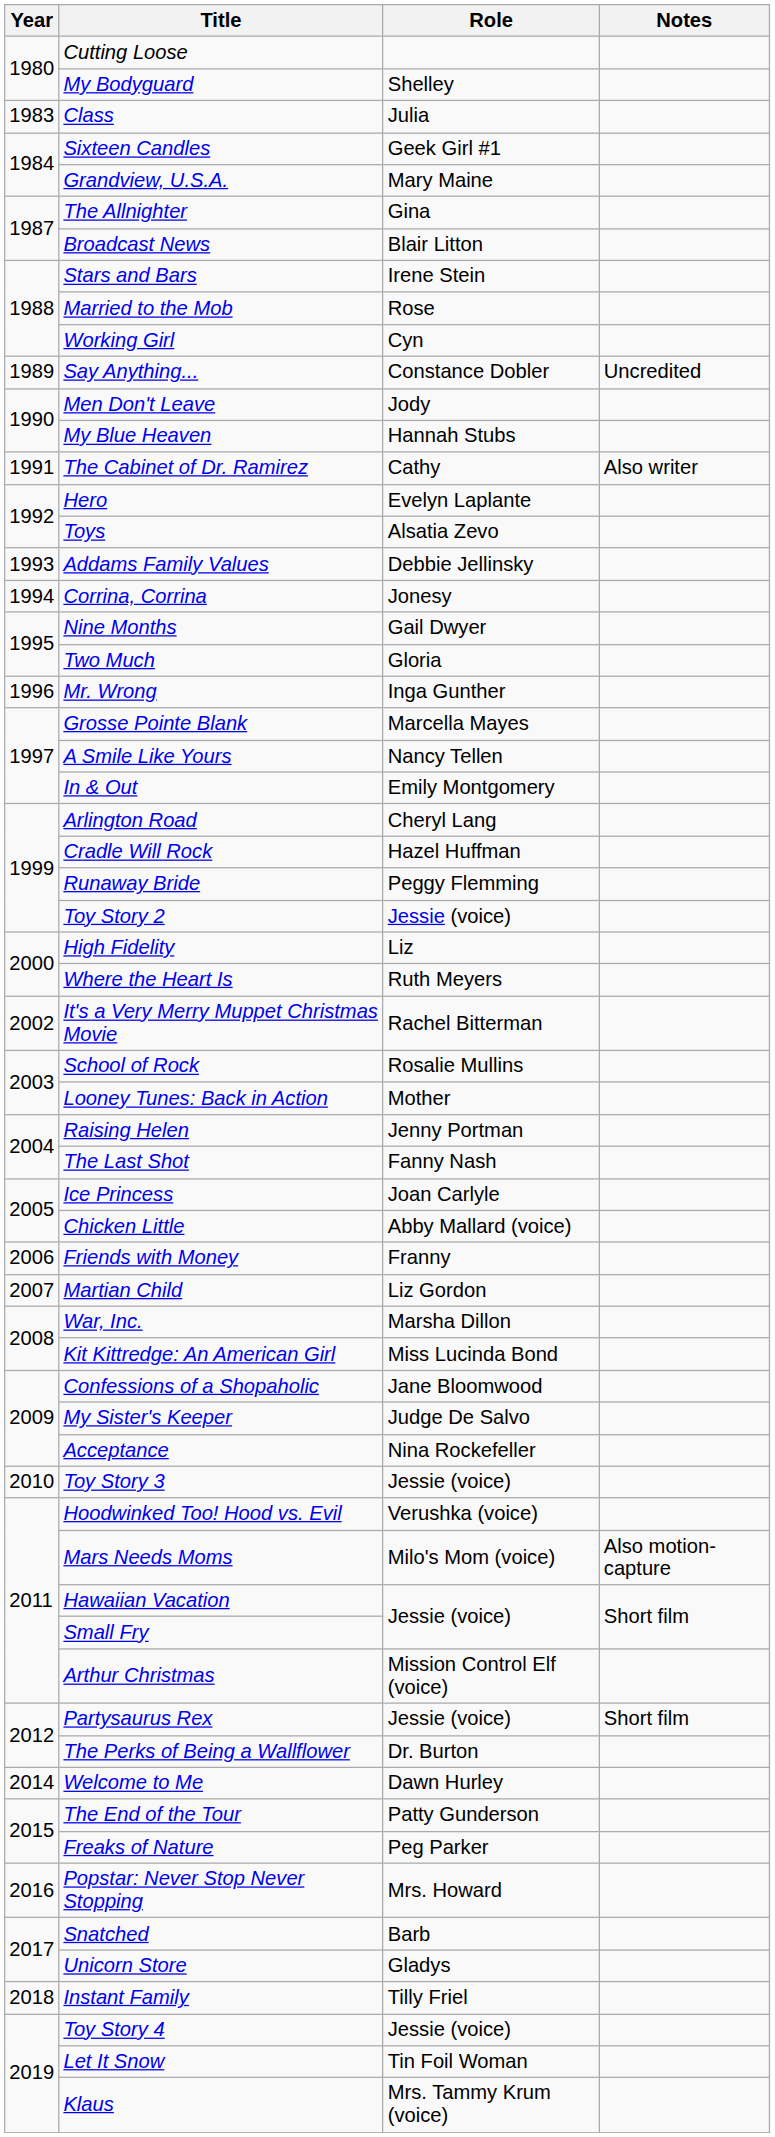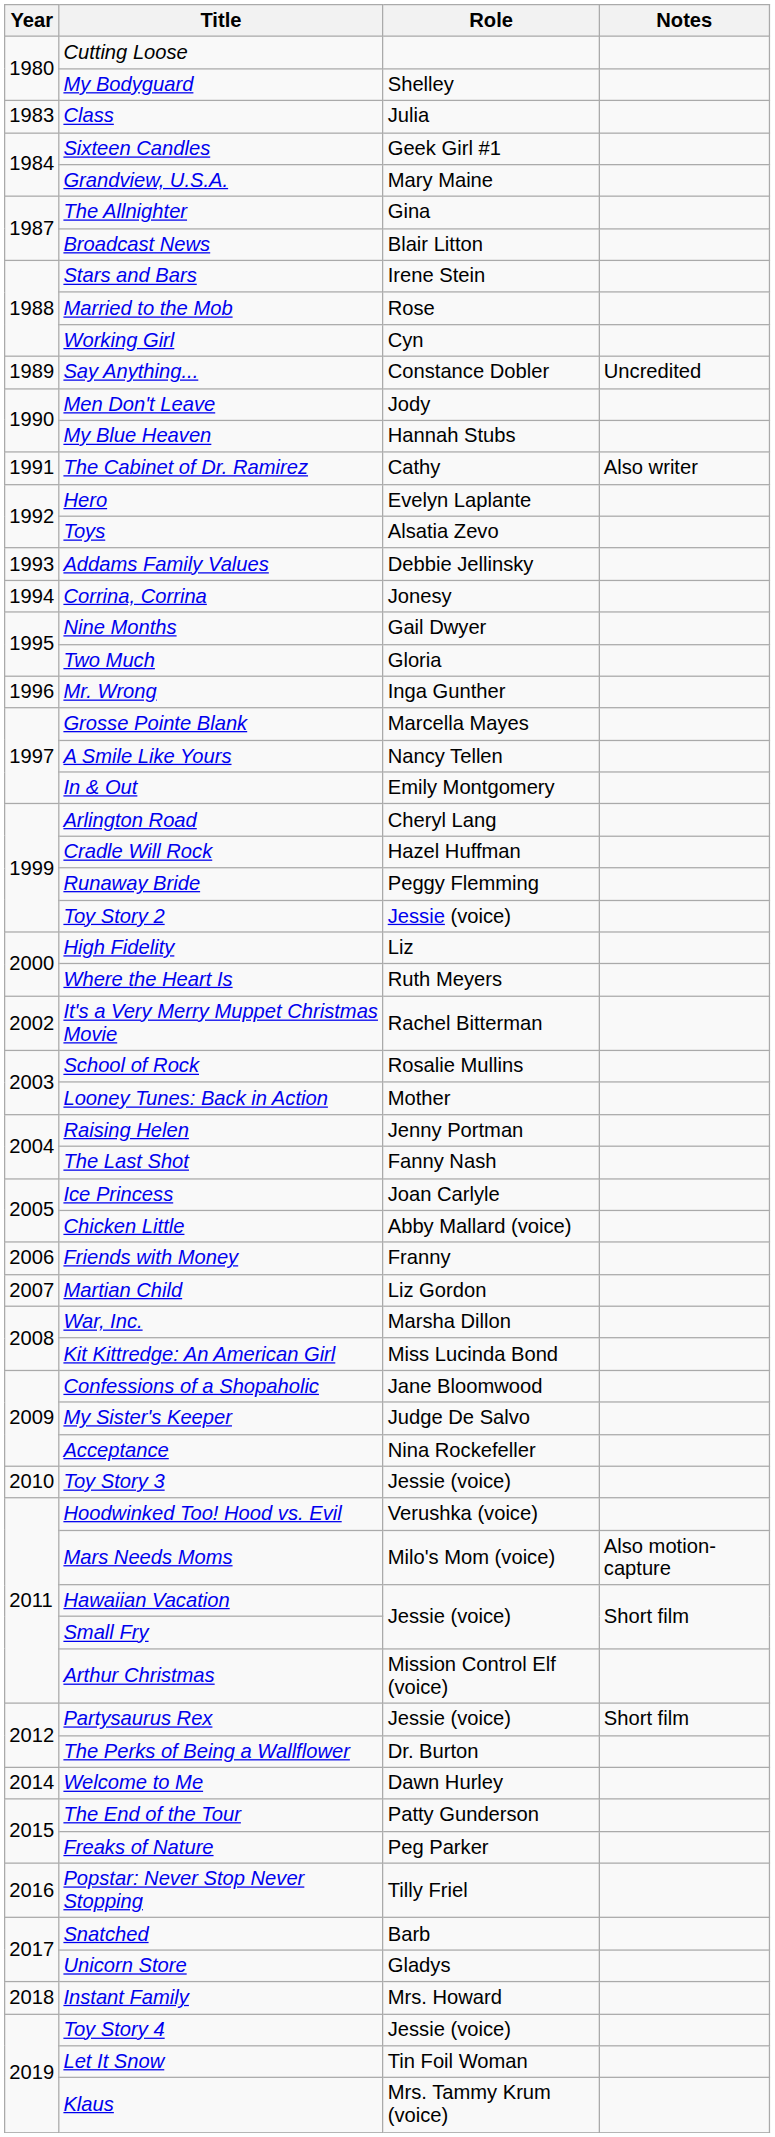(445, 1890) Mrs. Howard -> (428, 1890) Tilly Friel
(428, 1997) Tilly Friel -> (445, 1997) Mrs. Howard
